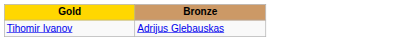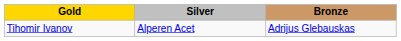+ column: (200, 12)
